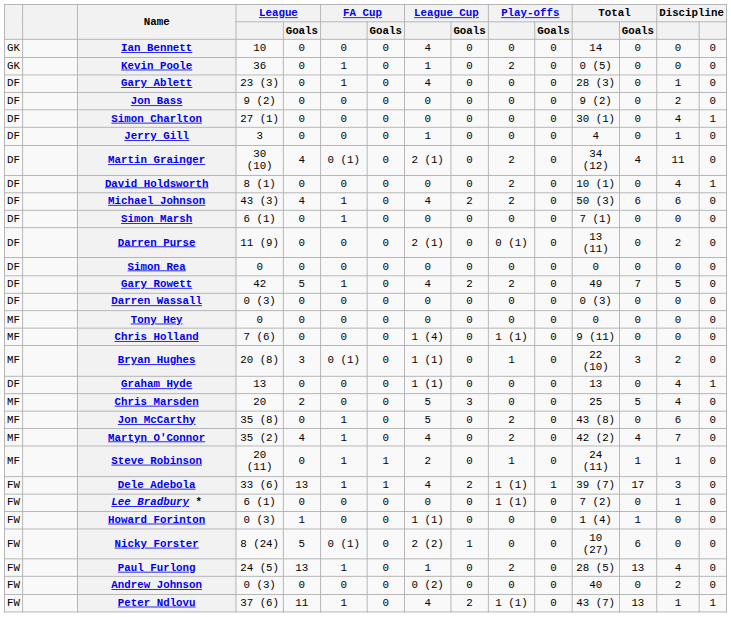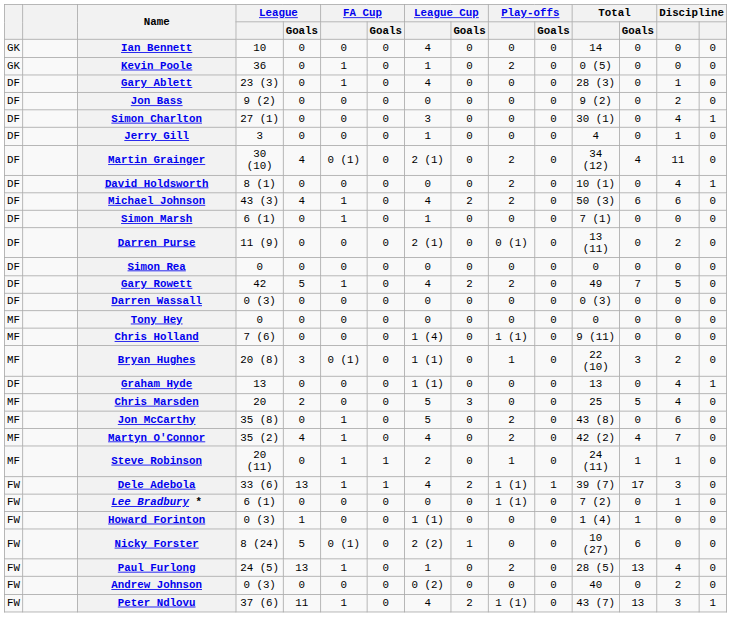(428, 119) 0 -> (428, 119) 3
(428, 219) 0 -> (428, 219) 1
(678, 603) 1 -> (678, 603) 3
